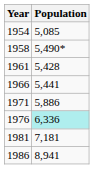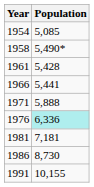(47, 102) 5,886 -> (47, 102) 5,888
(47, 155) 8,941 -> (47, 155) 8,730
+ row: (18, 173)
